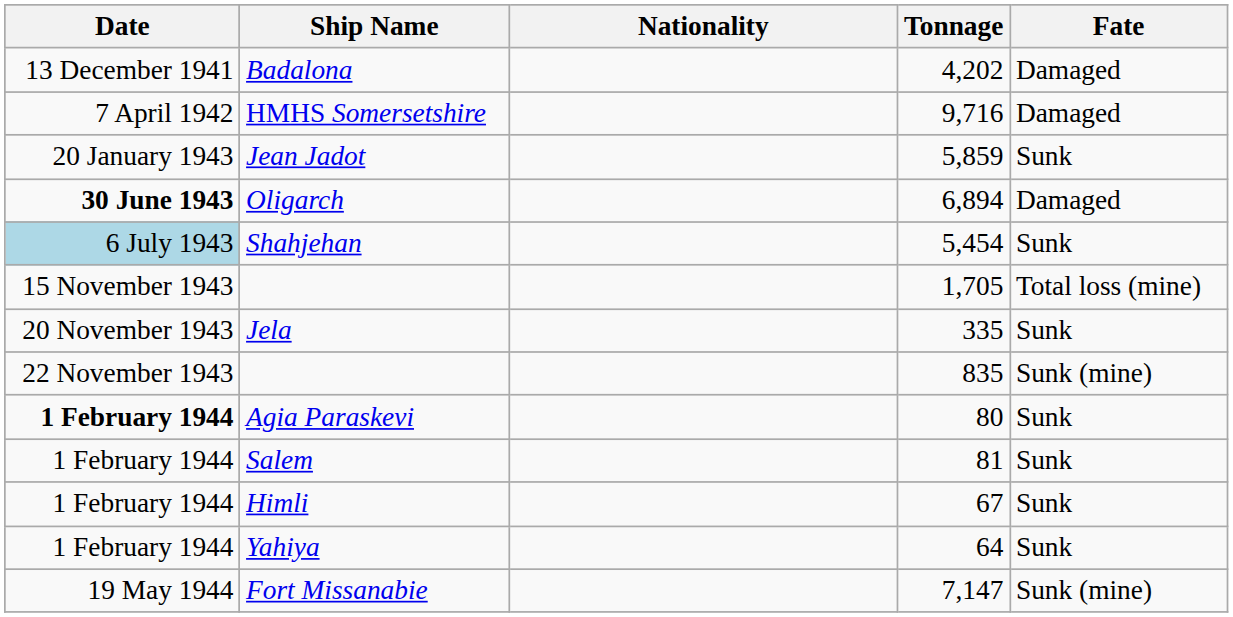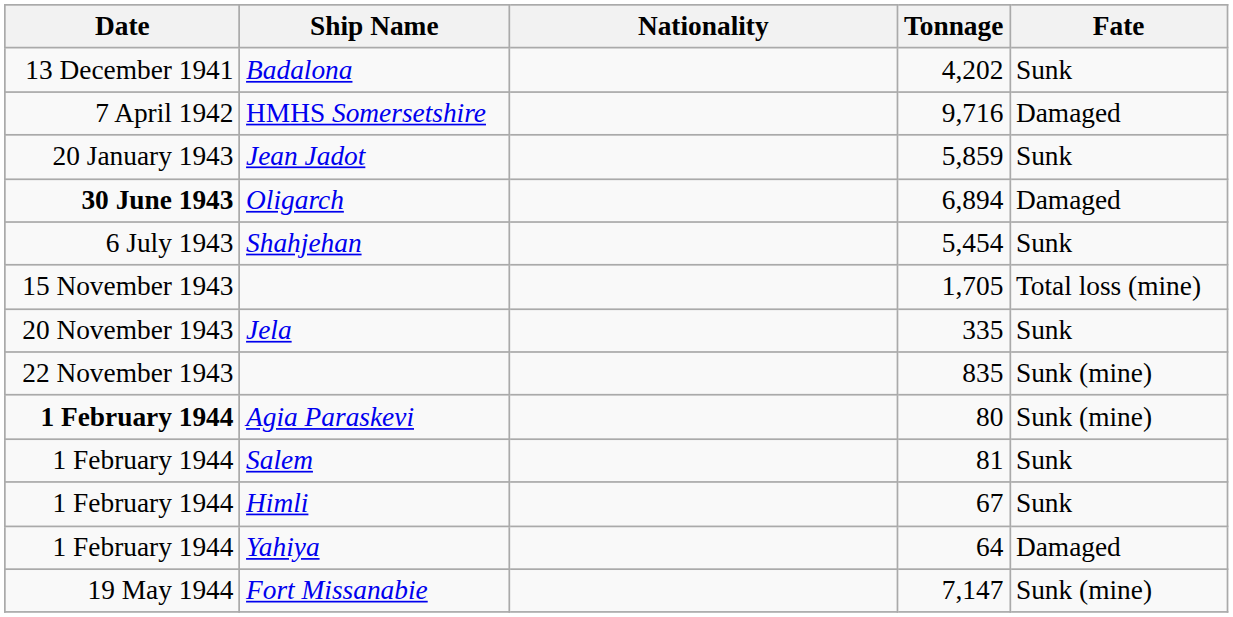(1068, 69) Damaged -> (1044, 69) Sunk
(170, 243) lightblue background -> (170, 243) no background
(1044, 416) Sunk -> (1084, 416) Sunk (mine)
(1044, 546) Sunk -> (1068, 546) Damaged
